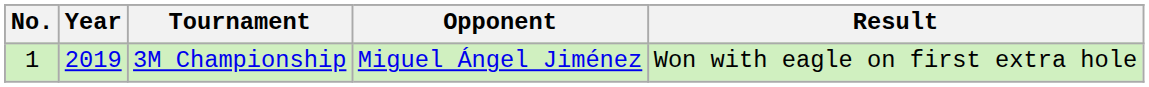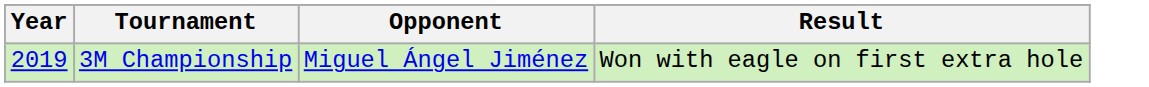- column: (32, 24)
